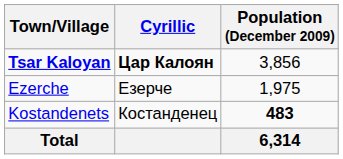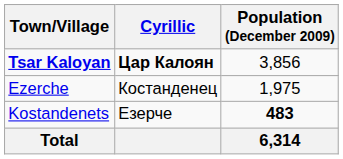(145, 88) Езерче -> (168, 88) Костанденец
(168, 114) Костанденец -> (145, 114) Езерче
